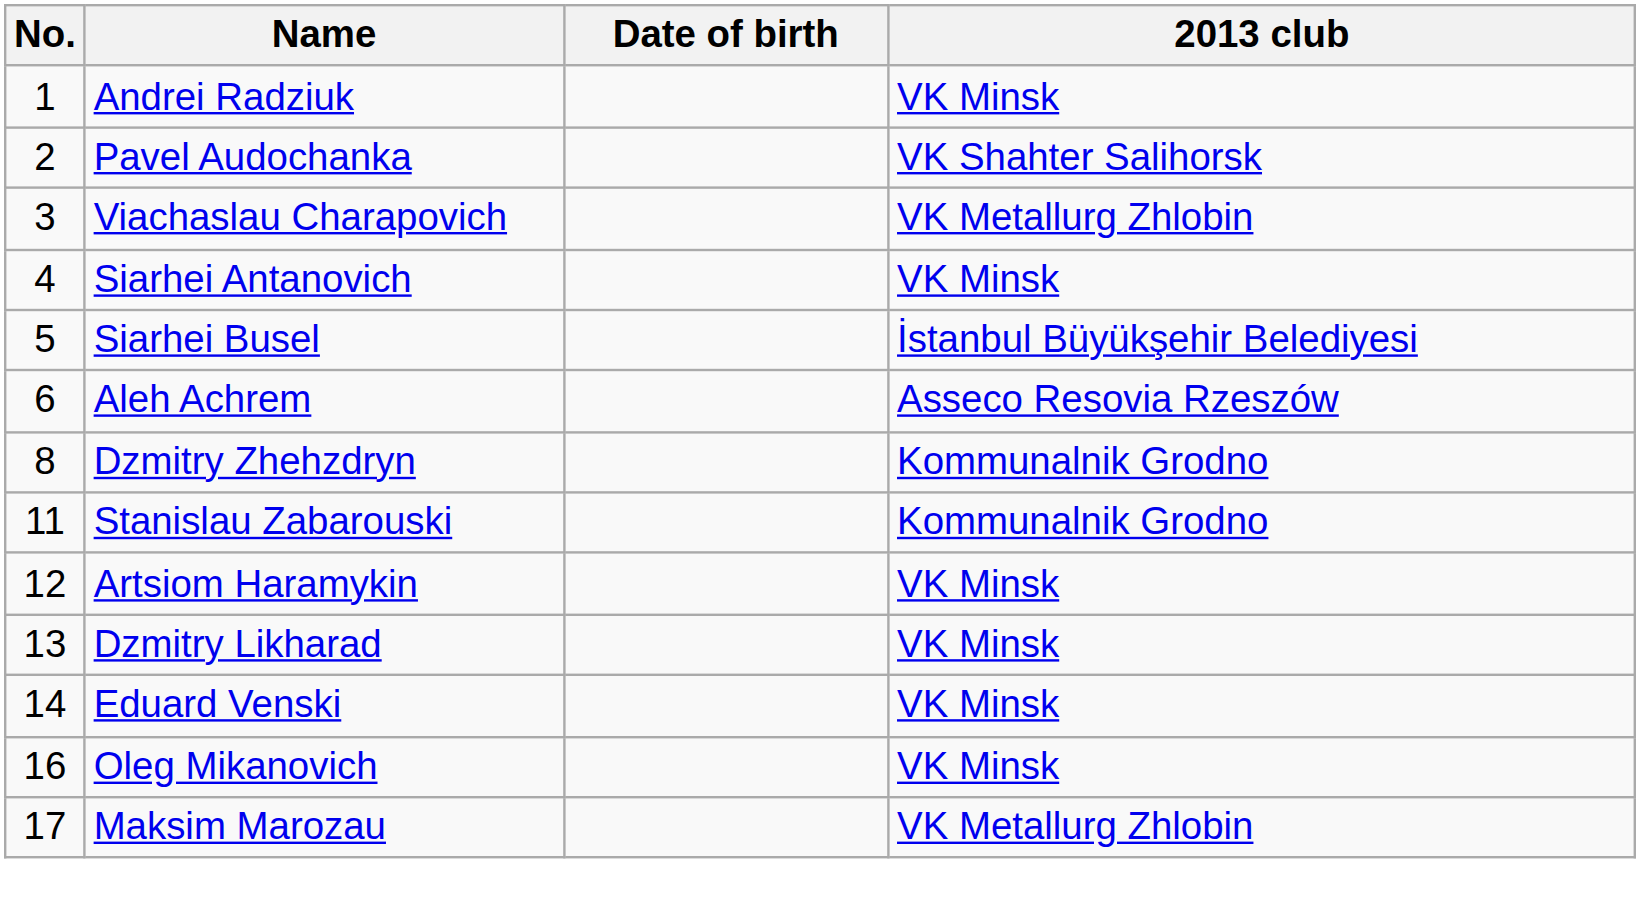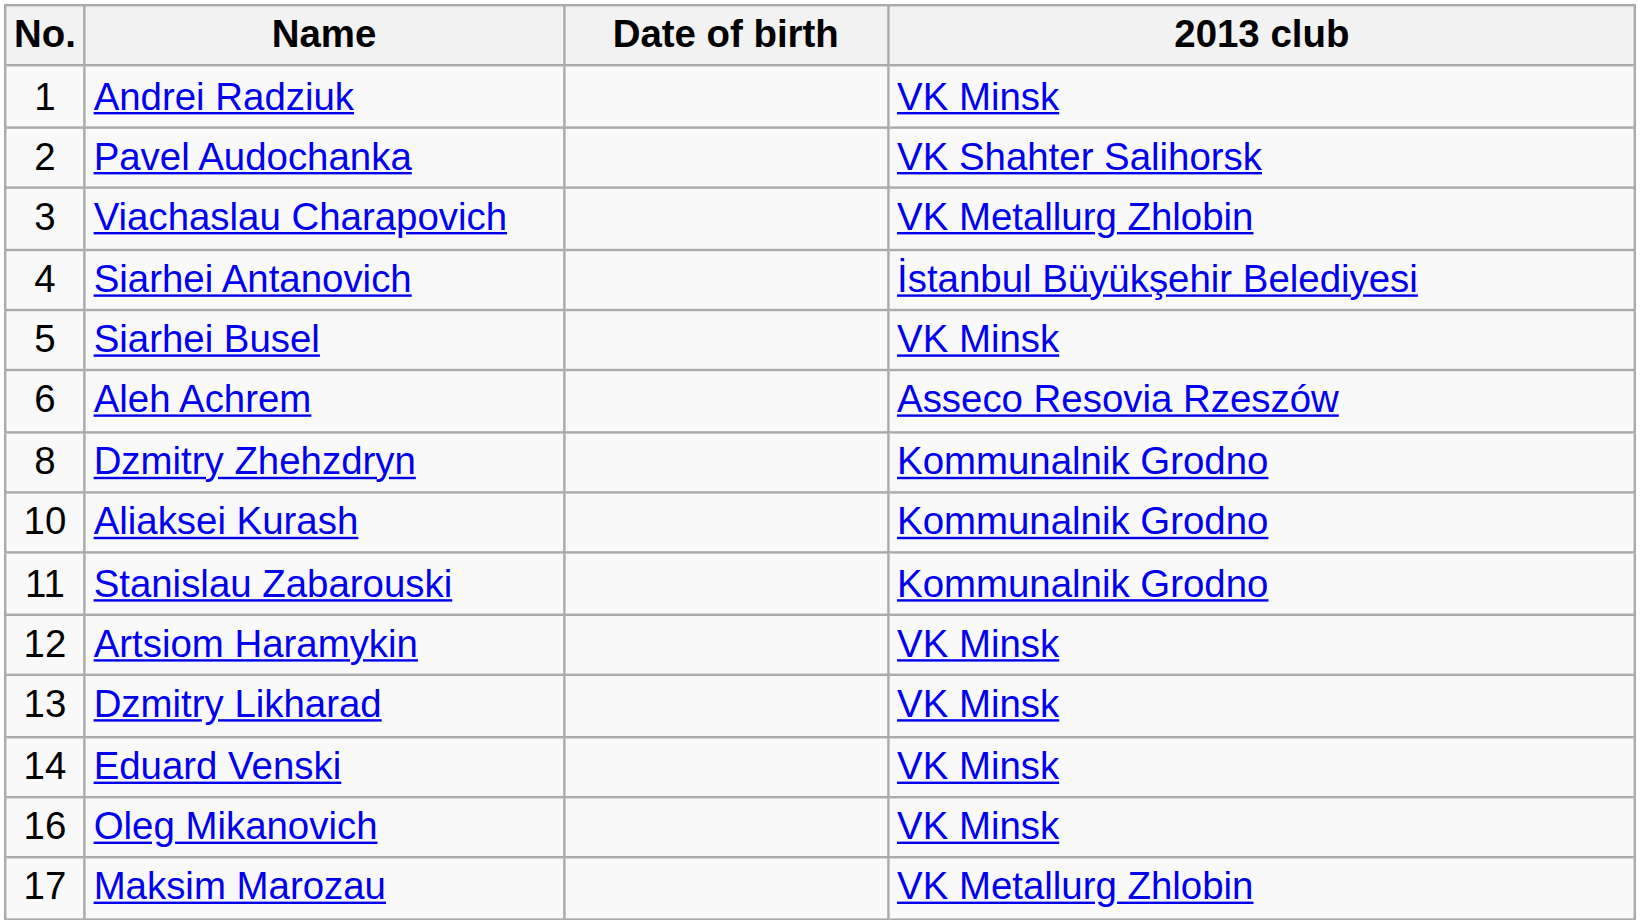(978, 278) VK Minsk -> (1157, 278) İstanbul Büyükşehir Belediyesi
(1157, 339) İstanbul Büyükşehir Belediyesi -> (978, 339) VK Minsk
+ row: (226, 522)
